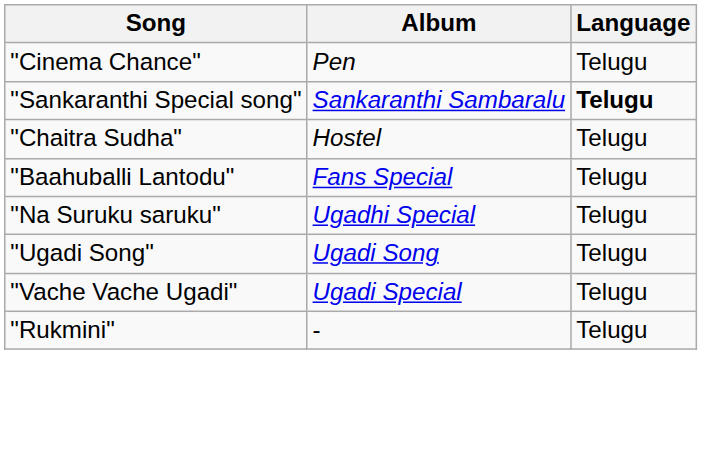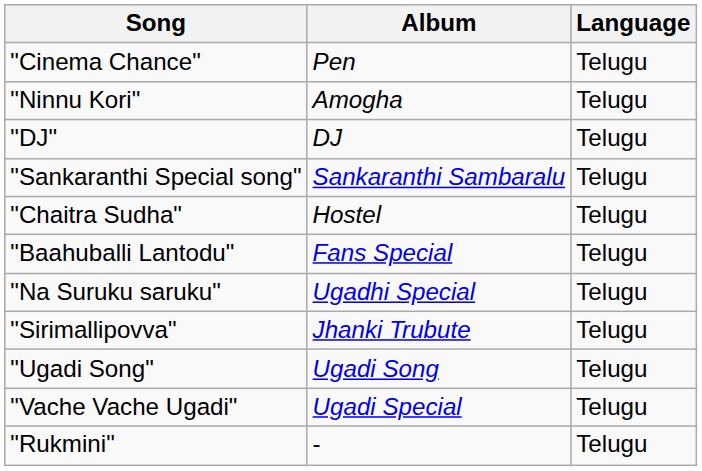+ row: (75, 100)
+ row: (34, 138)
(615, 100) bold -> (612, 176) normal
+ row: (93, 330)
